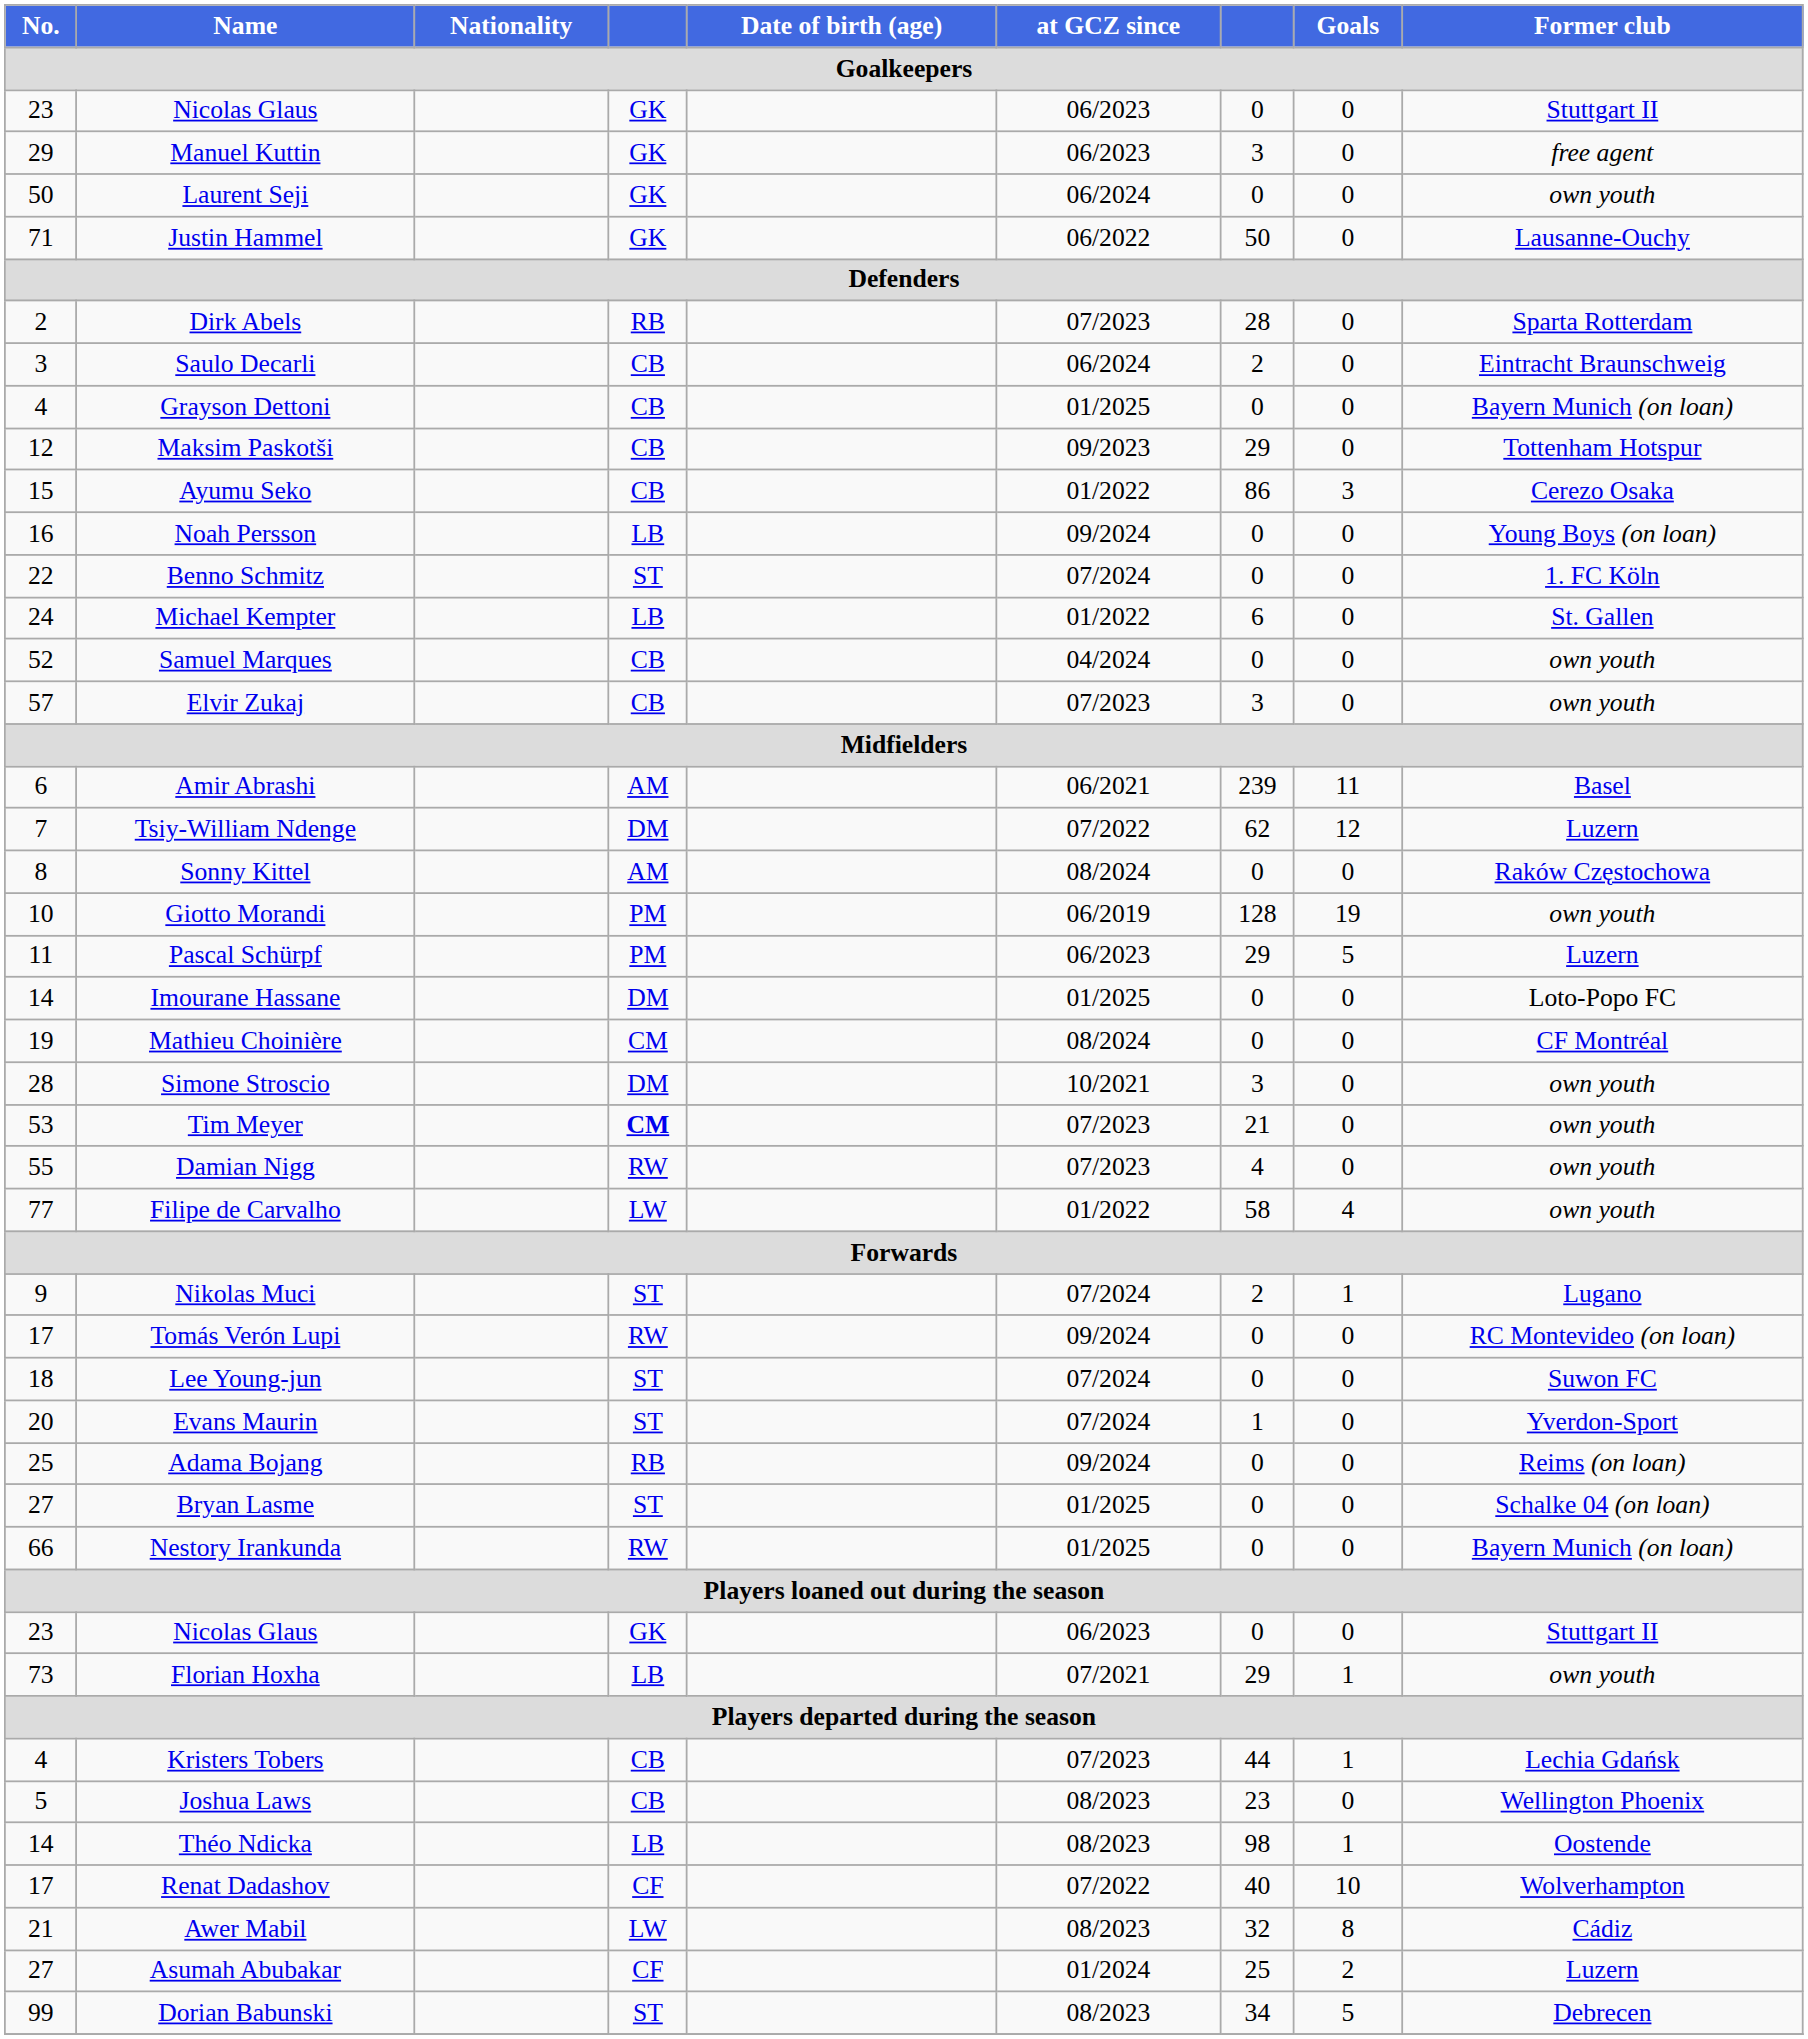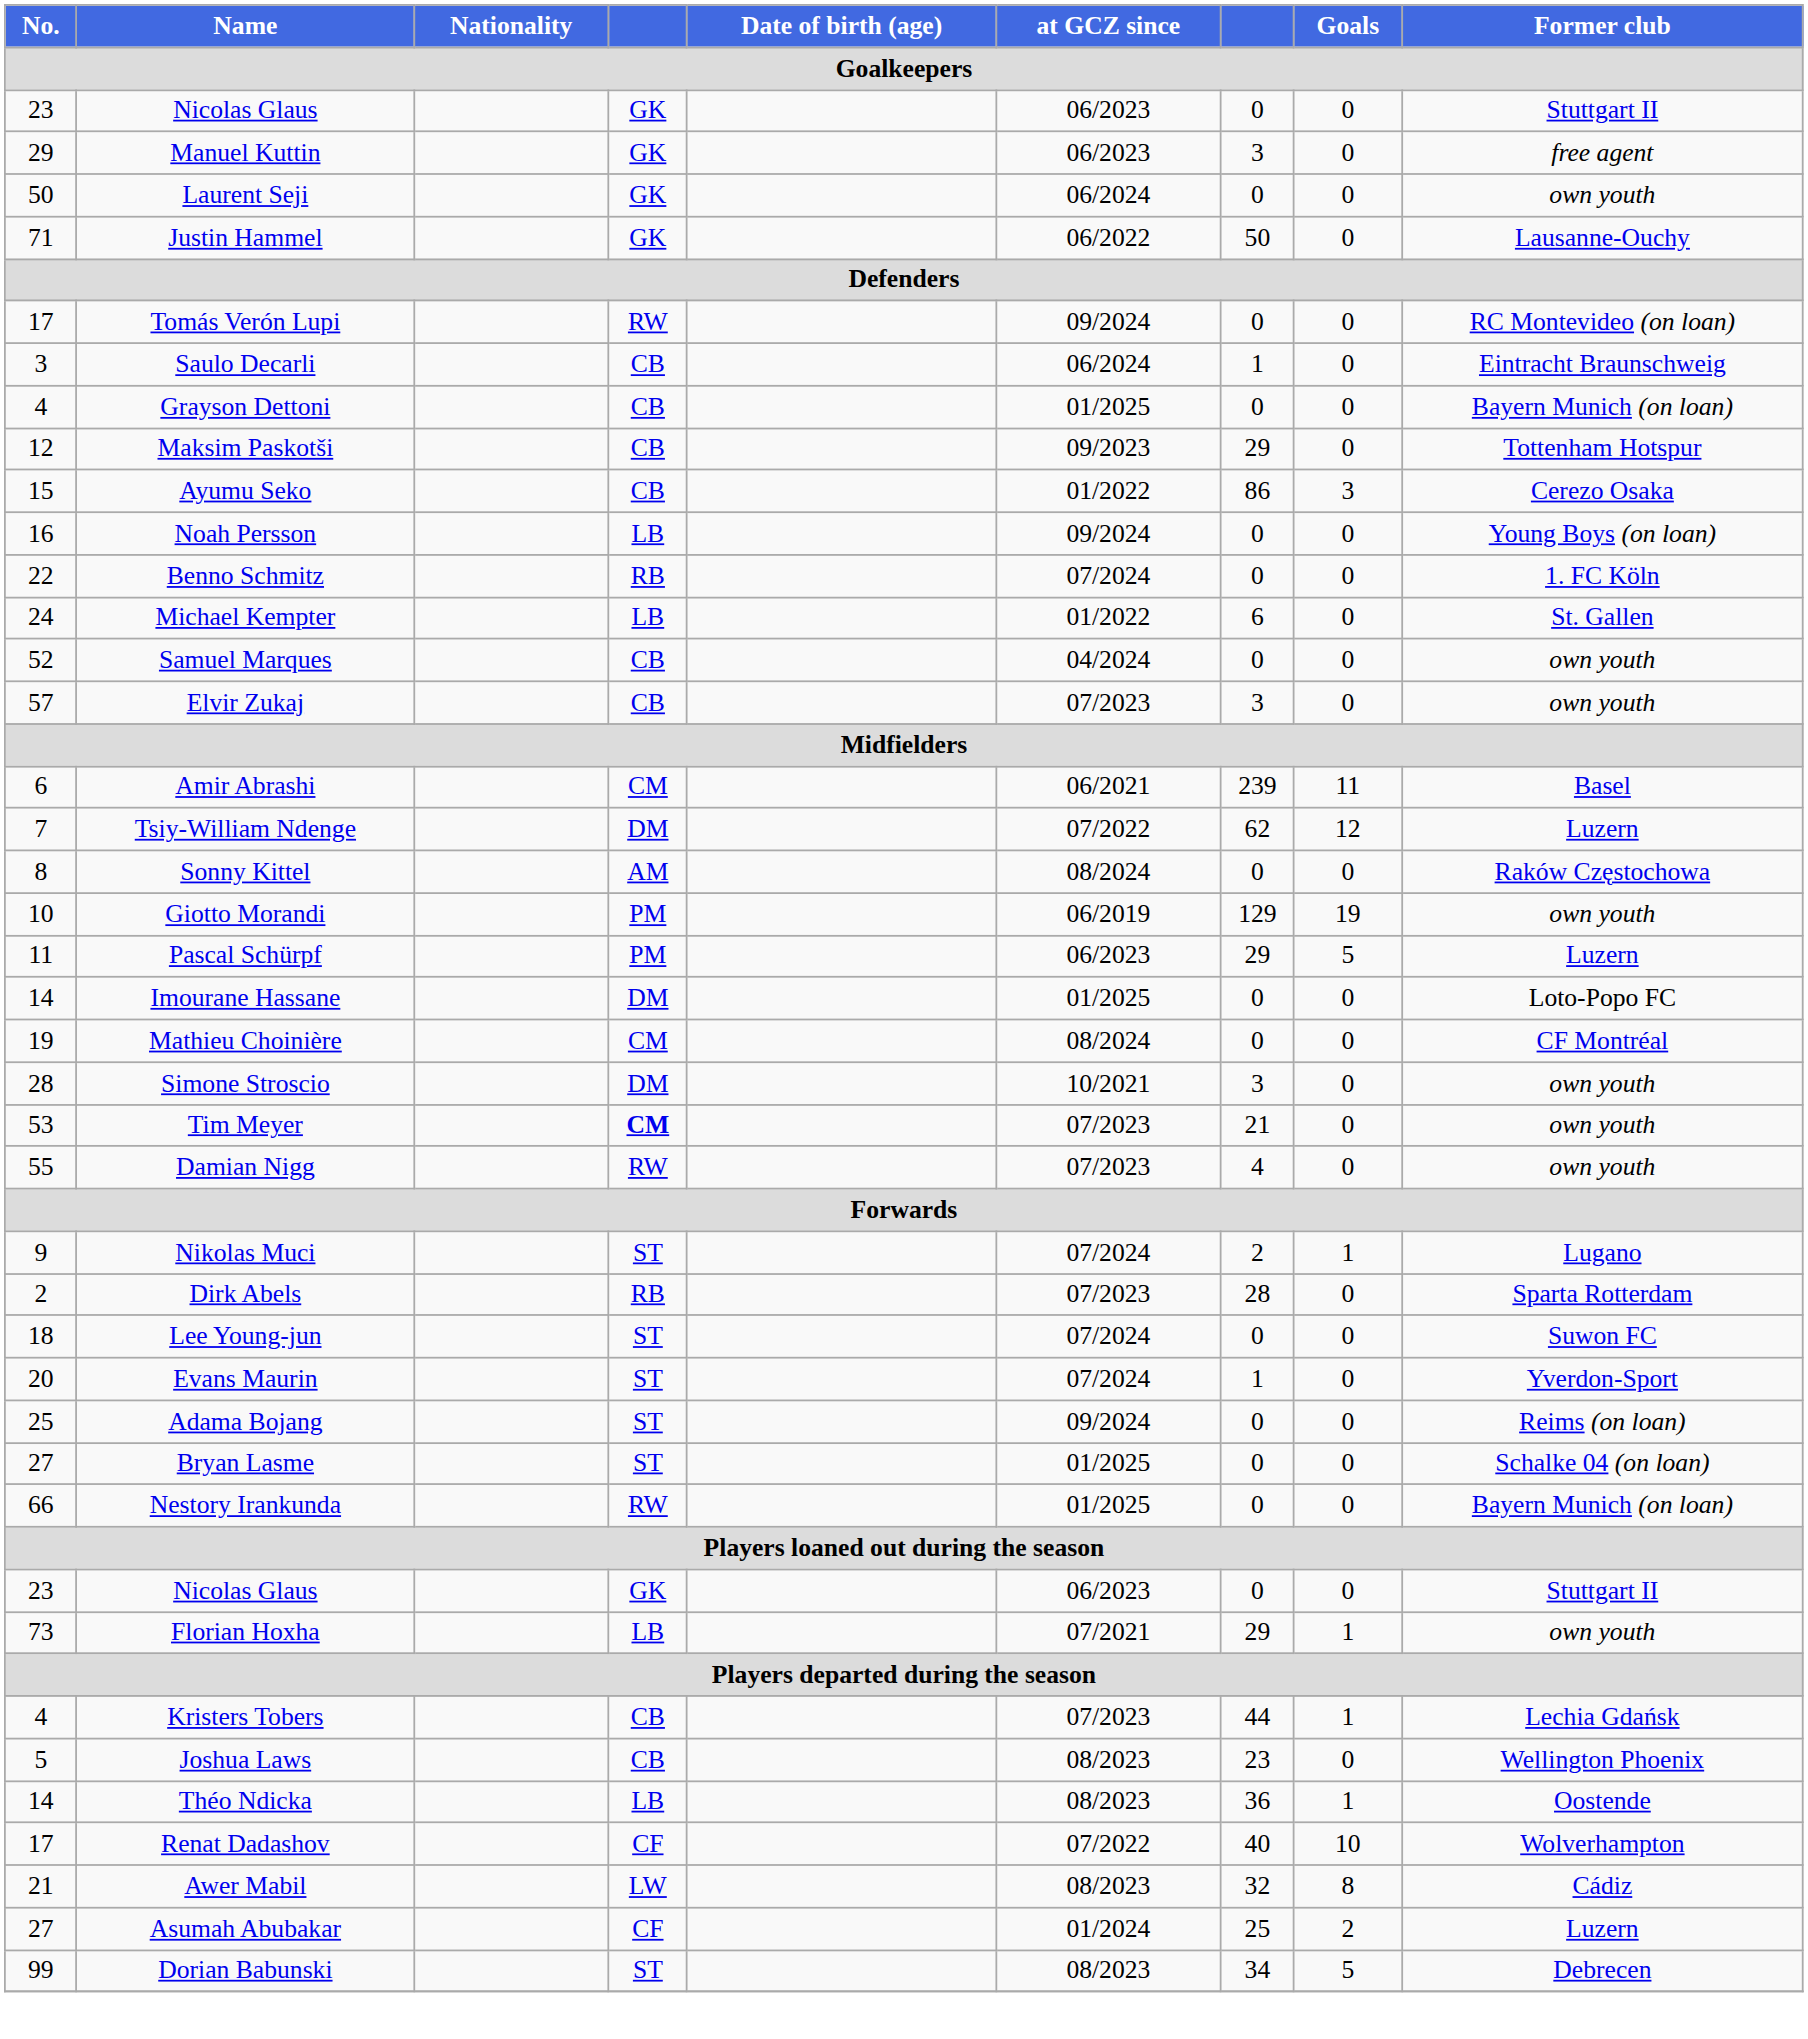rows swapped: (41, 321) <-> (41, 1336)
(1257, 364) 2 -> (1257, 364) 1
(648, 575) ST -> (648, 575) RB
(648, 786) AM -> (648, 786) CM
(1257, 913) 128 -> (1257, 913) 129
- row: (41, 1209)
(648, 1463) RB -> (648, 1421) ST
(1257, 1843) 98 -> (1257, 1801) 36
